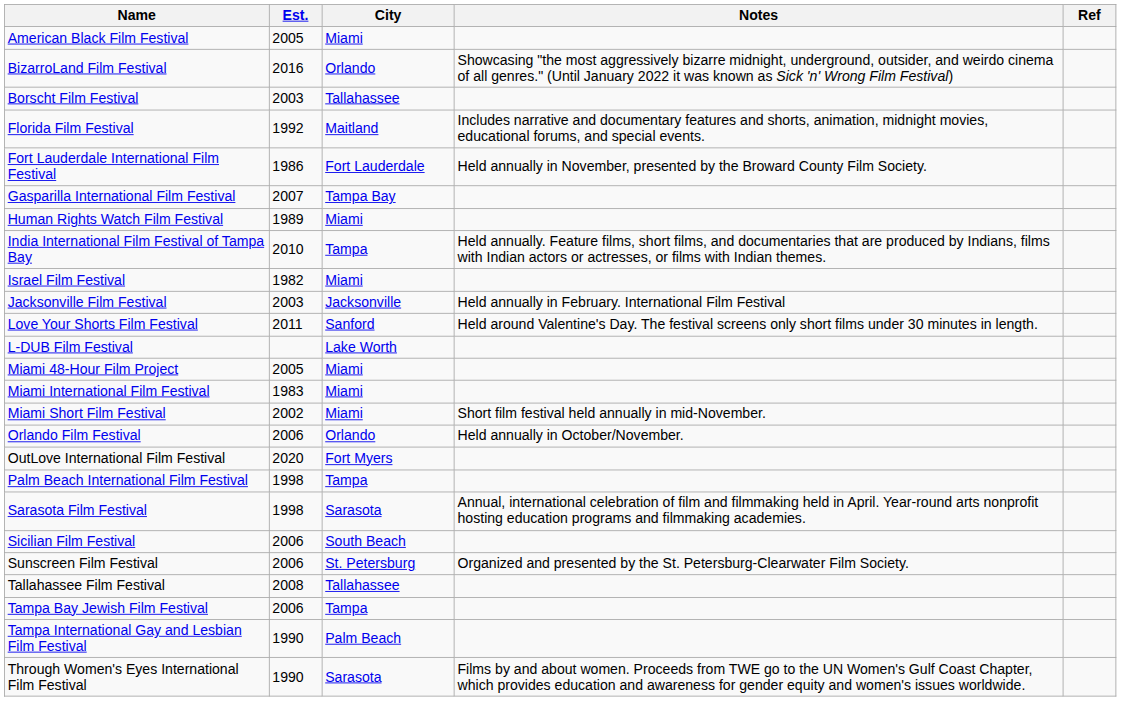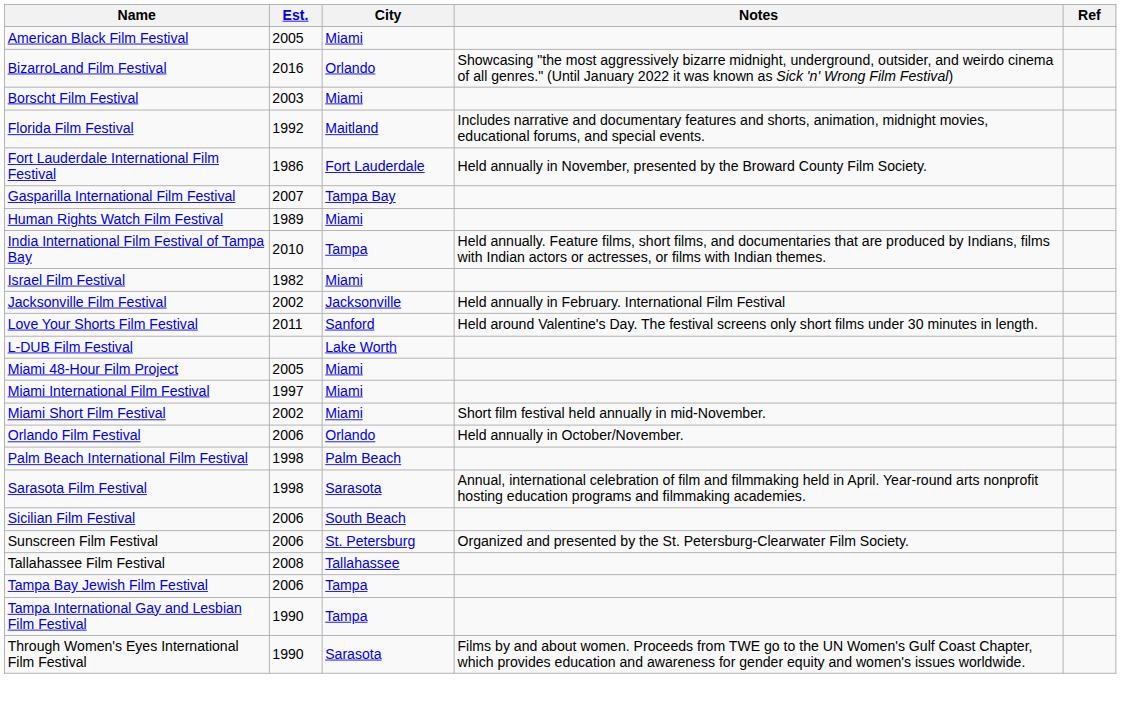(362, 98) Tallahassee -> (344, 98) Miami
(288, 302) 2003 -> (288, 302) 2002
(288, 391) 1983 -> (288, 391) 1997
- row: (116, 458)
(346, 480) Tampa -> (363, 458) Palm Beach
(363, 638) Palm Beach -> (346, 616) Tampa
